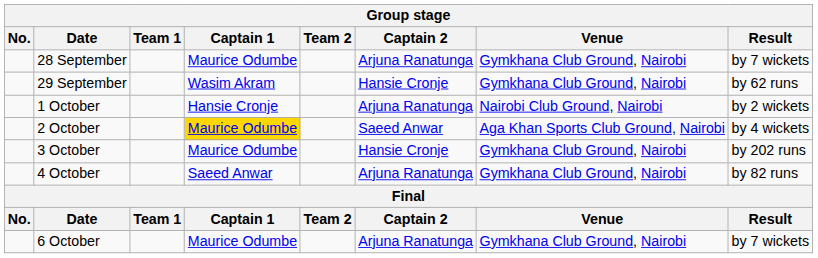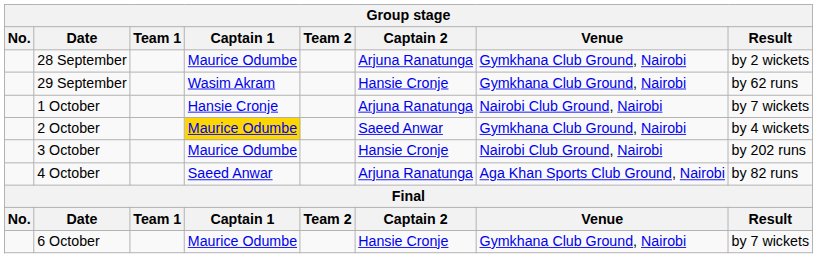(770, 60) by 7 wickets -> (770, 60) by 2 wickets
(770, 106) by 2 wickets -> (770, 106) by 7 wickets
(602, 128) Aga Khan Sports Club Ground, Nairobi -> (583, 128) Gymkhana Club Ground, Nairobi
(583, 151) Gymkhana Club Ground, Nairobi -> (571, 151) Nairobi Club Ground, Nairobi
(583, 173) Gymkhana Club Ground, Nairobi -> (602, 173) Aga Khan Sports Club Ground, Nairobi
(416, 241) Arjuna Ranatunga -> (403, 241) Hansie Cronje
